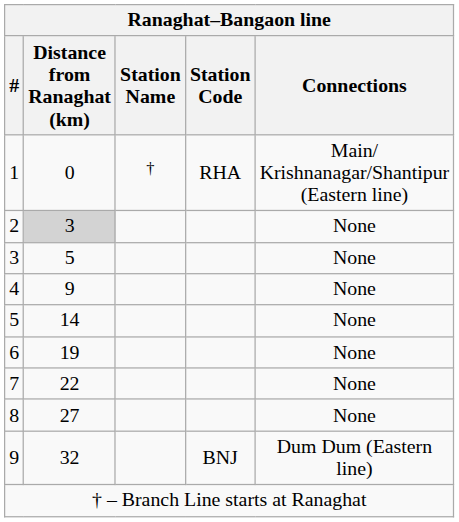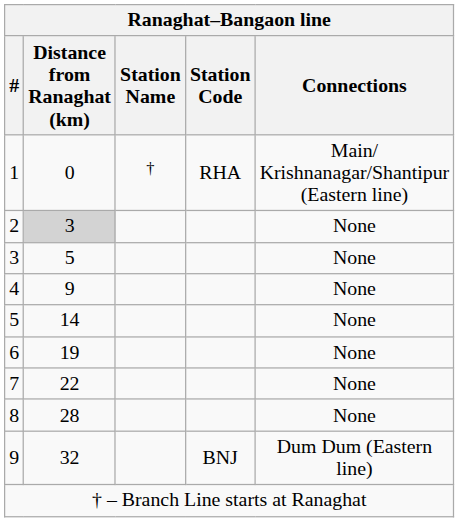(70, 415) 27 -> (70, 415) 28
